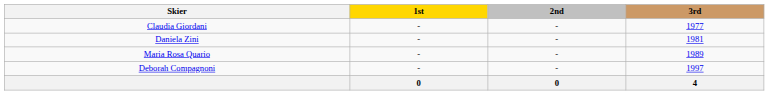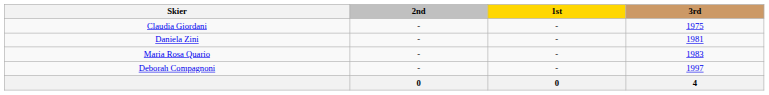columns swapped: (419, 12) <-> (557, 12)
(695, 26) 1977 -> (695, 26) 1975
(695, 54) 1989 -> (695, 54) 1983
